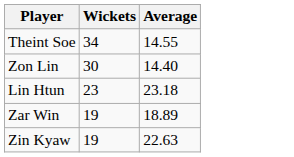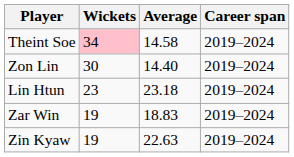+ column: (245, 16)
(91, 41) no background -> (91, 41) pink background
(161, 41) 14.55 -> (161, 41) 14.58
(161, 115) 18.89 -> (161, 115) 18.83
